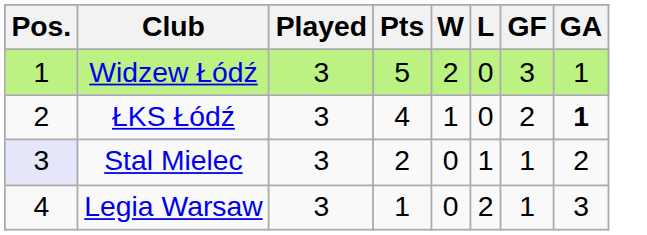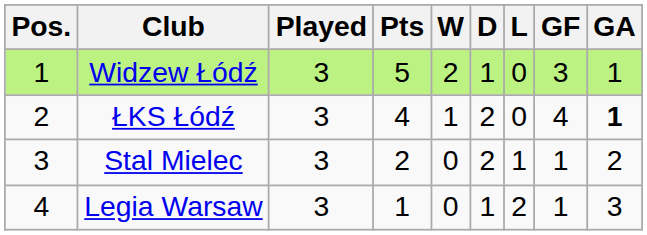+ column: (487, 26)
(527, 116) 2 -> (561, 116) 4
(41, 161) lavender background -> (41, 161) no background
